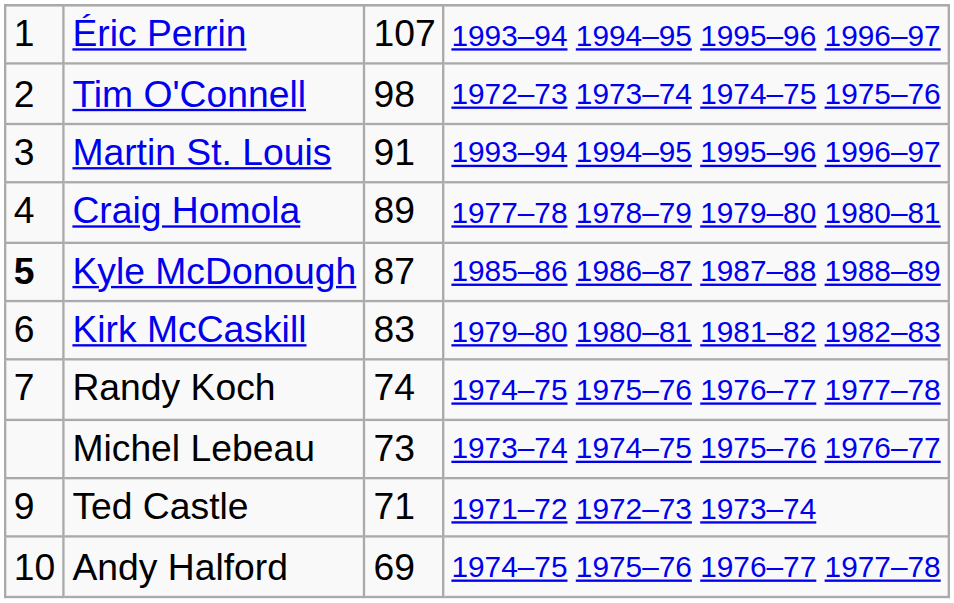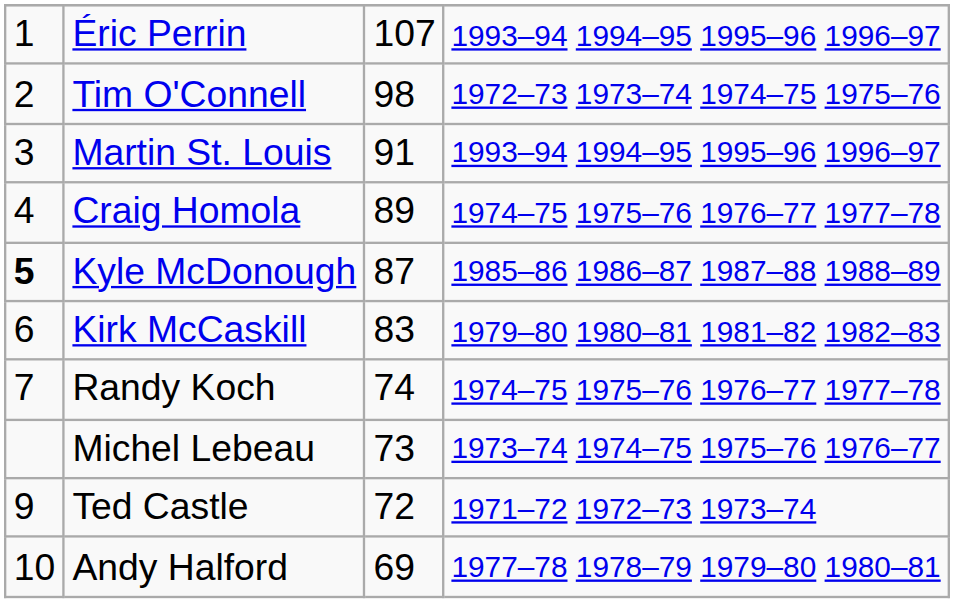(696, 212) 1977–78 1978–79 1979–80 1980–81 -> (696, 212) 1974–75 1975–76 1976–77 1977–78
(394, 507) 71 -> (394, 507) 72
(696, 567) 1974–75 1975–76 1976–77 1977–78 -> (696, 567) 1977–78 1978–79 1979–80 1980–81
